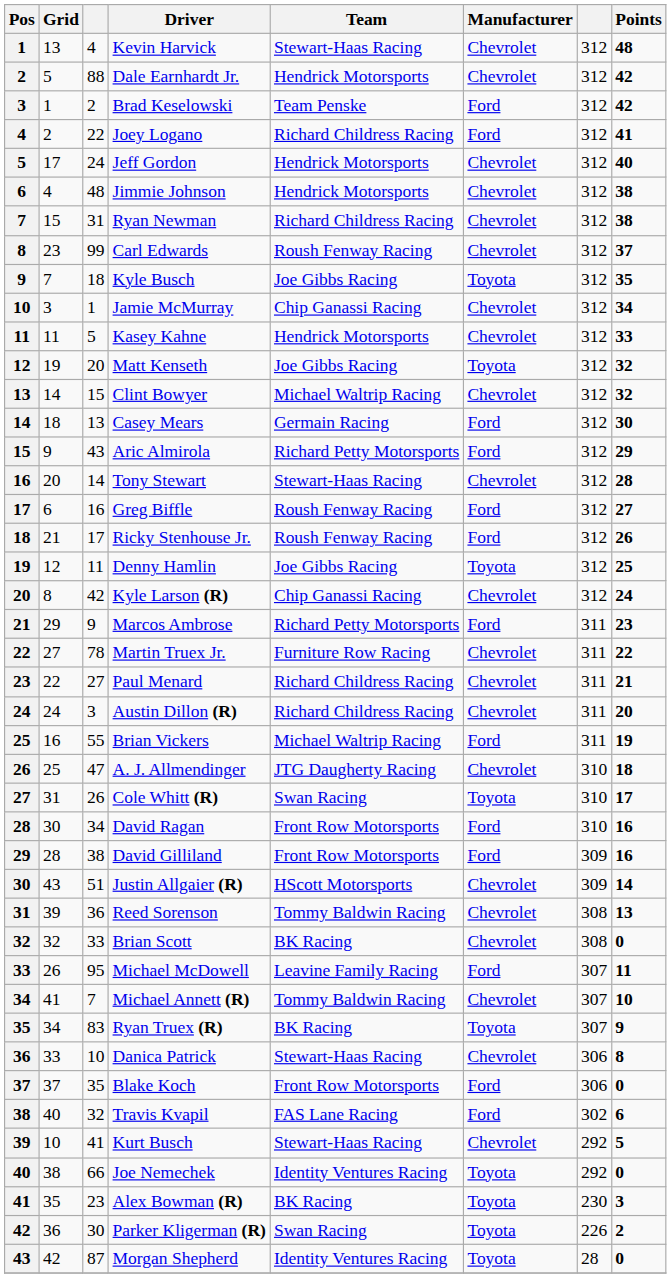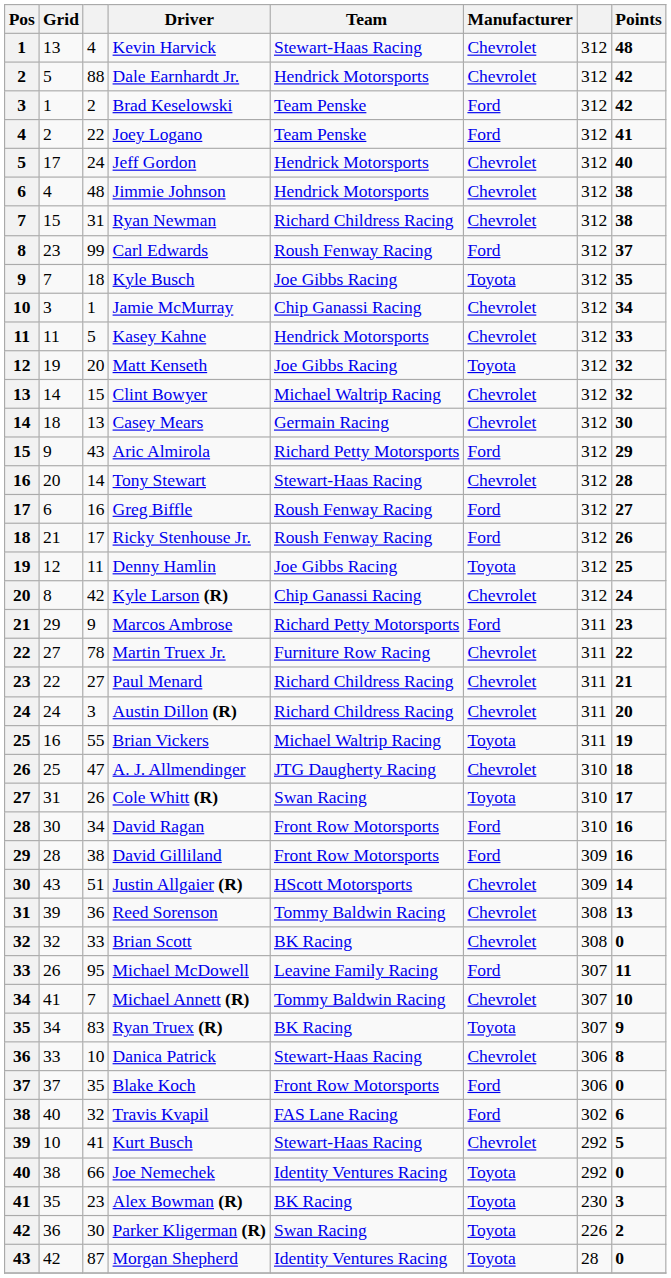(364, 134) Richard Childress Racing -> (320, 134) Team Penske
(502, 249) Chevrolet -> (484, 249) Ford
(484, 422) Ford -> (502, 422) Chevrolet
(484, 739) Ford -> (492, 739) Toyota
